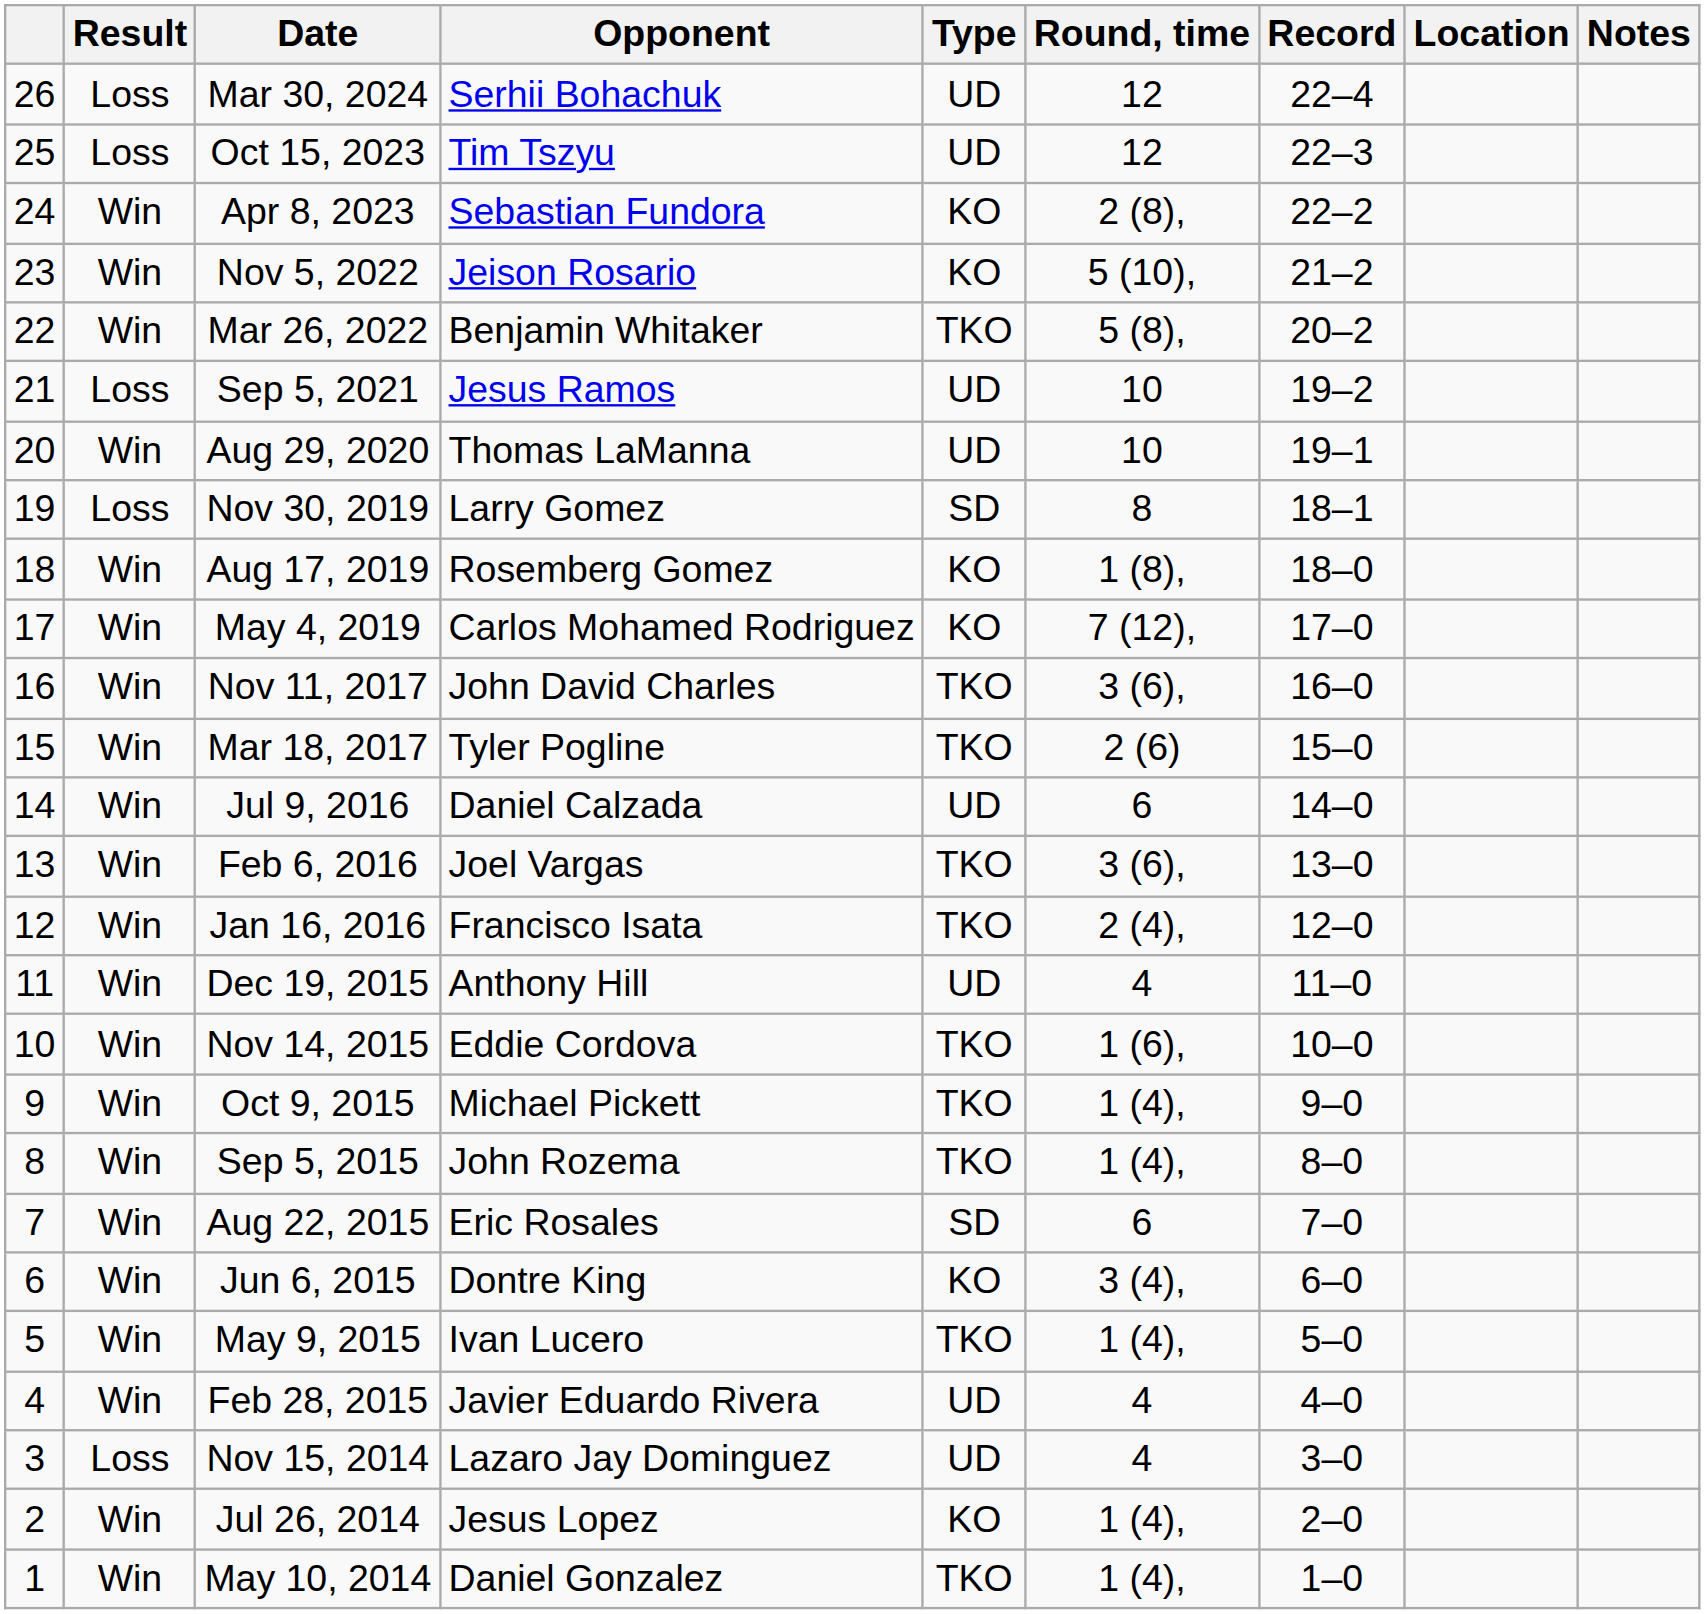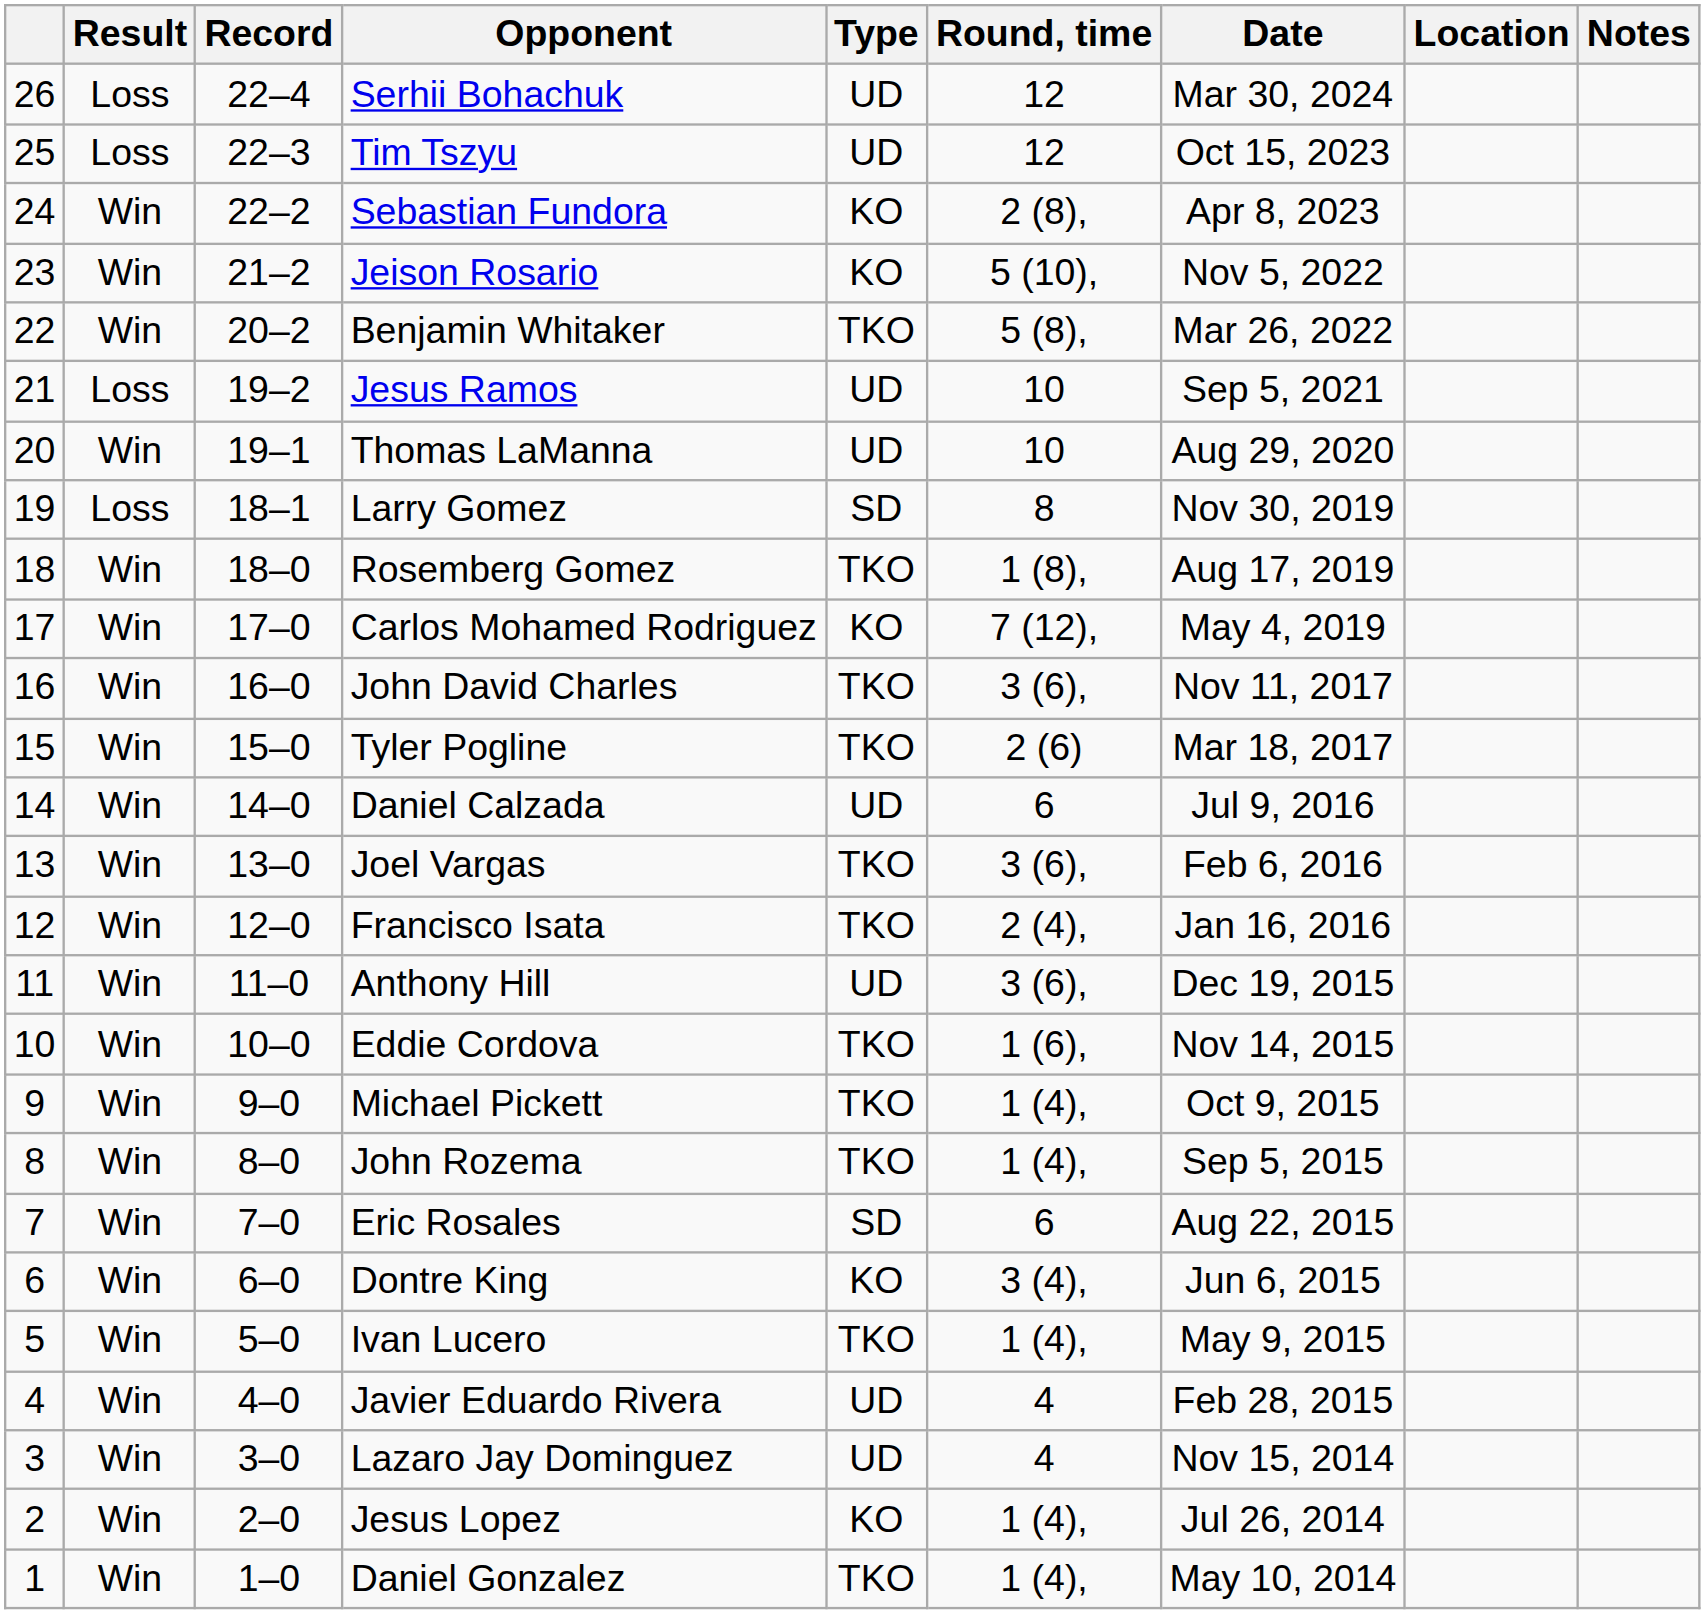columns swapped: (1332, 34) <-> (318, 34)
(974, 568) KO -> (876, 568) TKO
(1142, 984) 4 -> (1044, 984) 3 (6),
(130, 1459) Loss -> (130, 1459) Win
